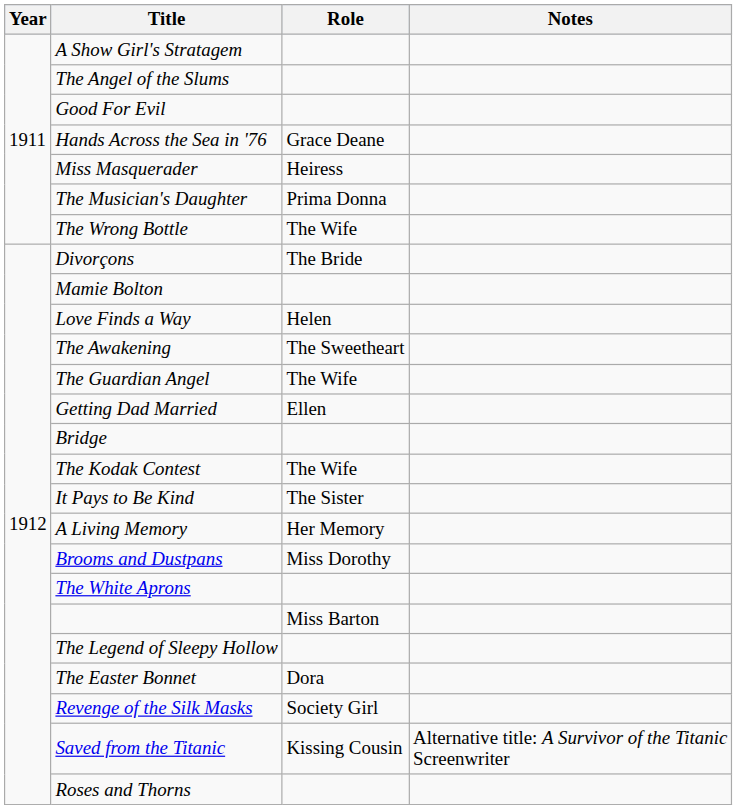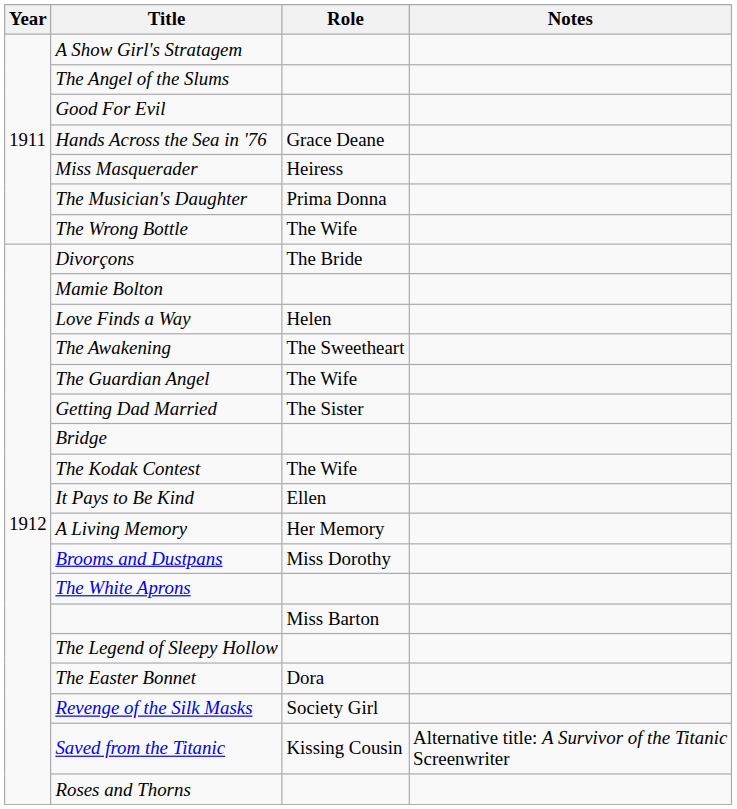(306, 408) Ellen -> (325, 408) The Sister
(325, 498) The Sister -> (306, 498) Ellen
